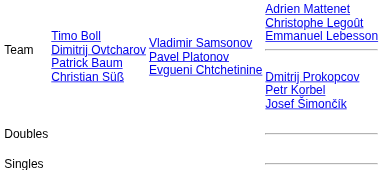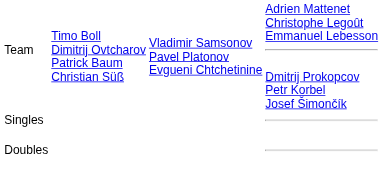rows swapped: (24, 164) <-> (26, 134)
